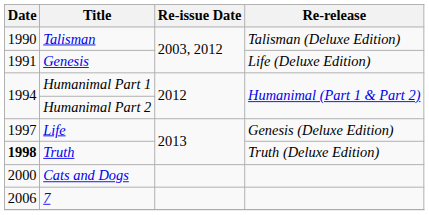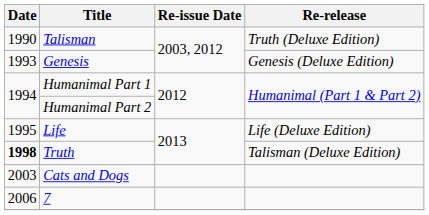(324, 38) Talisman (Deluxe Edition) -> (314, 38) Truth (Deluxe Edition)
(22, 61) 1991 -> (22, 61) 1993
(309, 61) Life (Deluxe Edition) -> (321, 61) Genesis (Deluxe Edition)
(22, 130) 1997 -> (22, 130) 1995
(321, 130) Genesis (Deluxe Edition) -> (309, 130) Life (Deluxe Edition)
(314, 152) Truth (Deluxe Edition) -> (324, 152) Talisman (Deluxe Edition)
(22, 175) 2000 -> (22, 175) 2003
